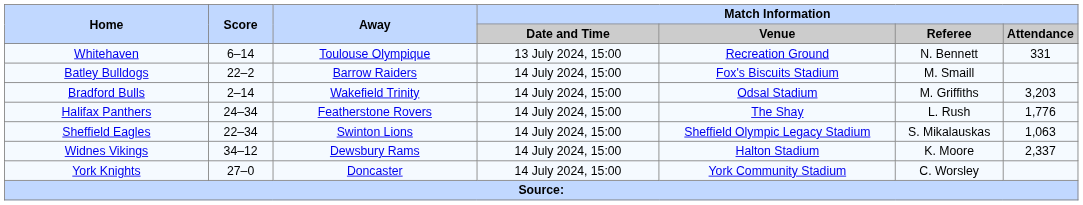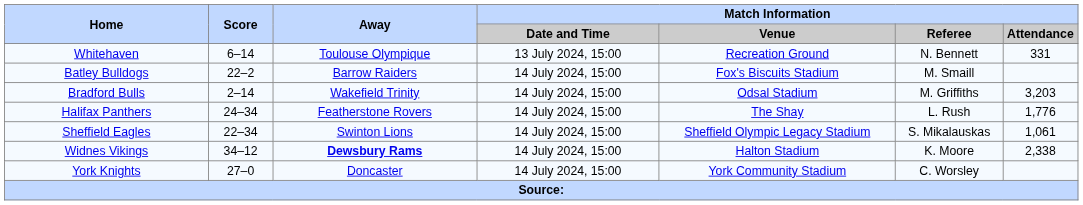(1040, 132) 1,063 -> (1040, 132) 1,061
(375, 151) normal -> (375, 151) bold
(1040, 151) 2,337 -> (1040, 151) 2,338
